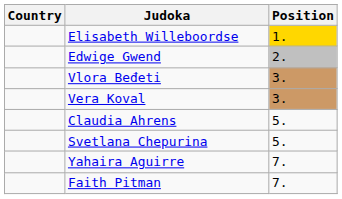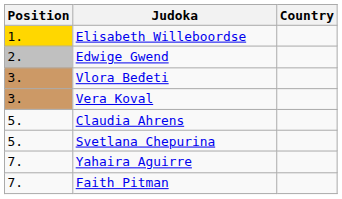columns swapped: (303, 15) <-> (35, 15)
